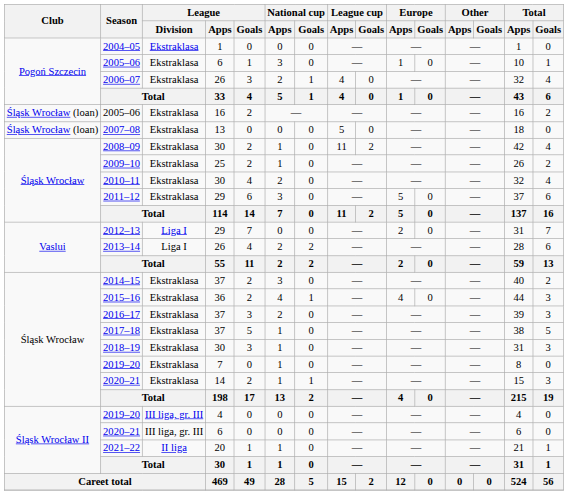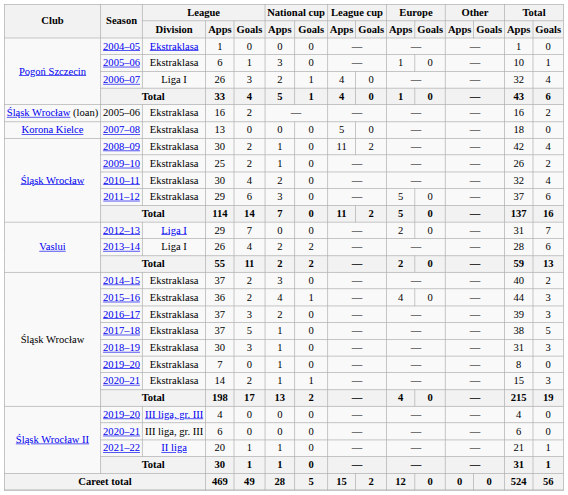(174, 79) Ekstraklasa -> (174, 79) Liga I
(52, 130) Śląsk Wrocław (loan) -> (52, 130) Korona Kielce
